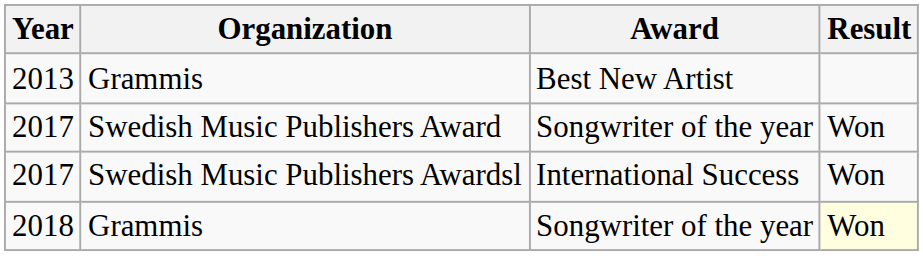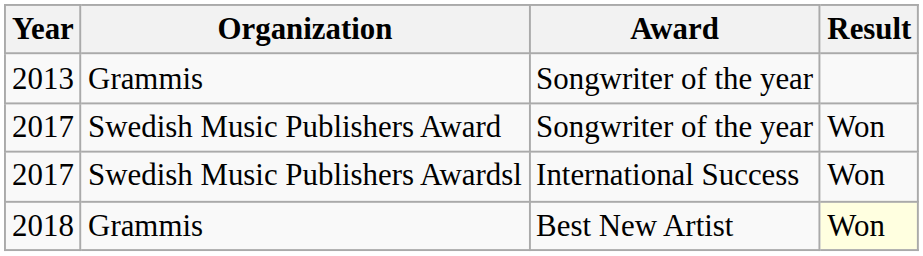(635, 77) Best New Artist -> (675, 77) Songwriter of the year
(675, 224) Songwriter of the year -> (635, 224) Best New Artist
